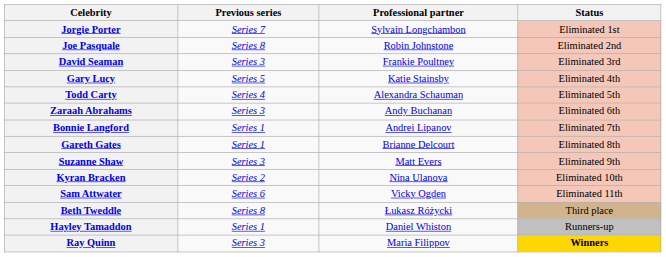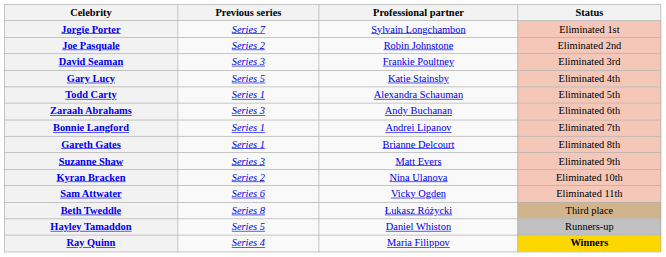(248, 45) Series 8 -> (248, 45) Series 2
(248, 95) Series 4 -> (248, 95) Series 1
(248, 227) Series 1 -> (248, 227) Series 5
(248, 243) Series 3 -> (248, 243) Series 4
